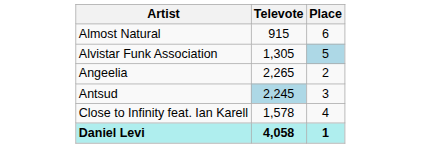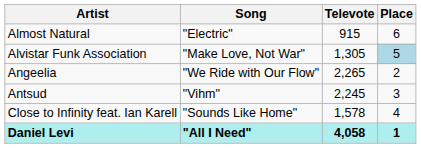+ column: (251, 14)
(279, 93) lightblue background -> (350, 93) no background
